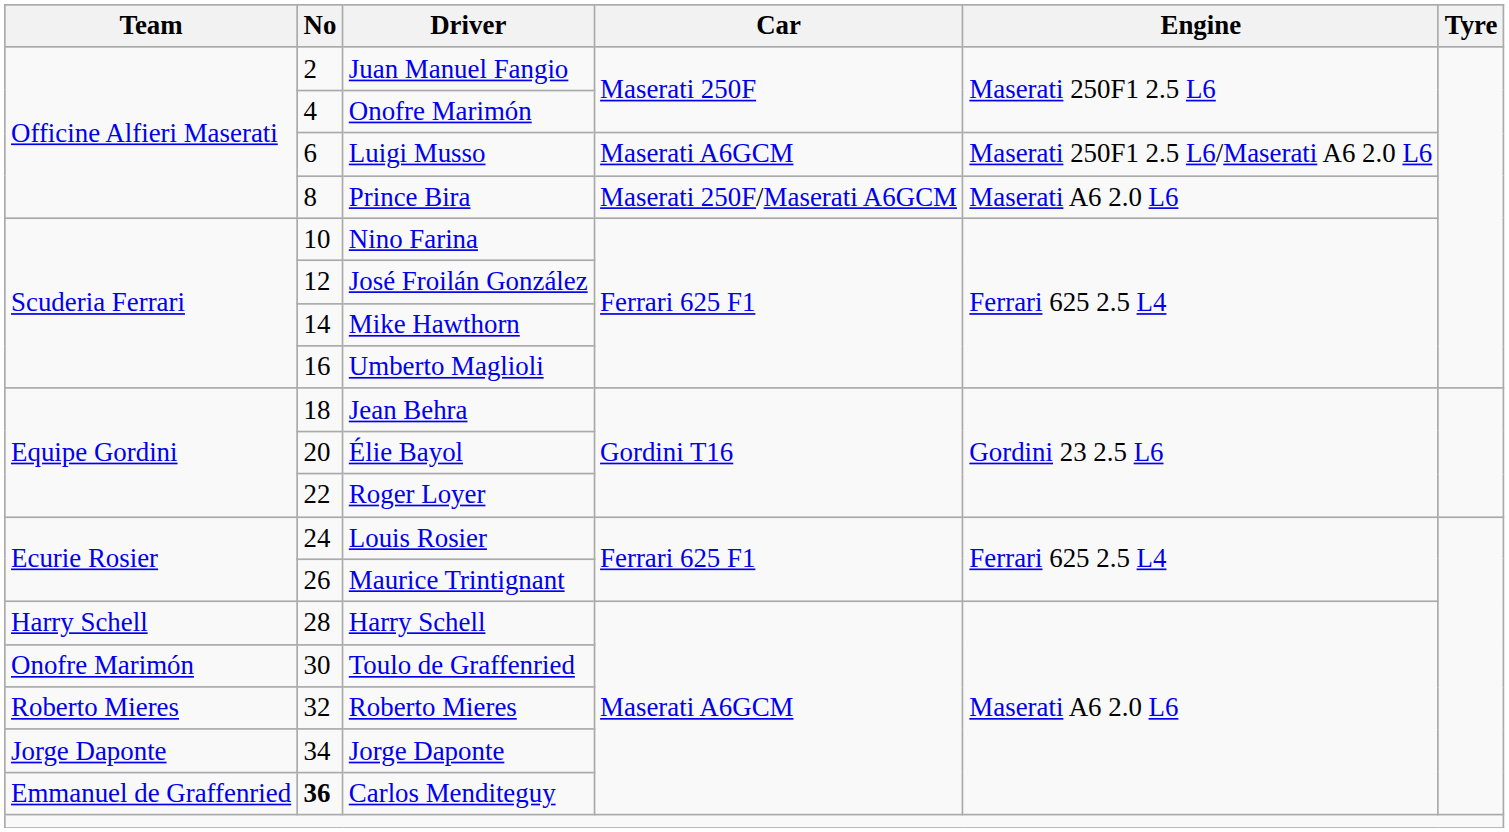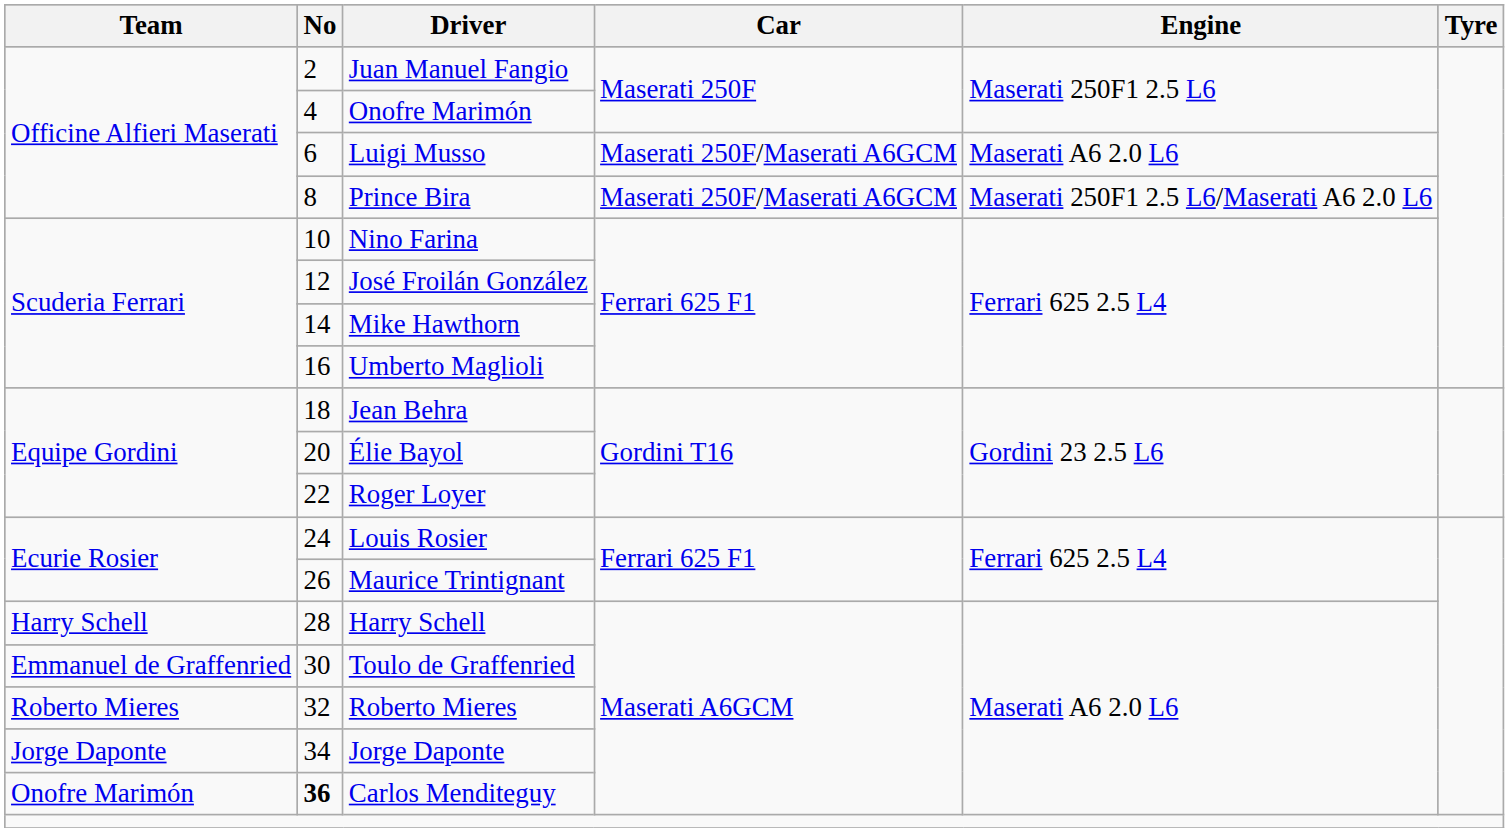(697, 153) Maserati A6GCM -> (779, 153) Maserati 250F/Maserati A6GCM
(1201, 153) Maserati 250F1 2.5 L6/Maserati A6 2.0 L6 -> (1074, 153) Maserati A6 2.0 L6
(1074, 196) Maserati A6 2.0 L6 -> (1201, 196) Maserati 250F1 2.5 L6/Maserati A6 2.0 L6
(102, 665) Onofre Marimón -> (151, 665) Emmanuel de Graffenried
(151, 793) Emmanuel de Graffenried -> (102, 793) Onofre Marimón
